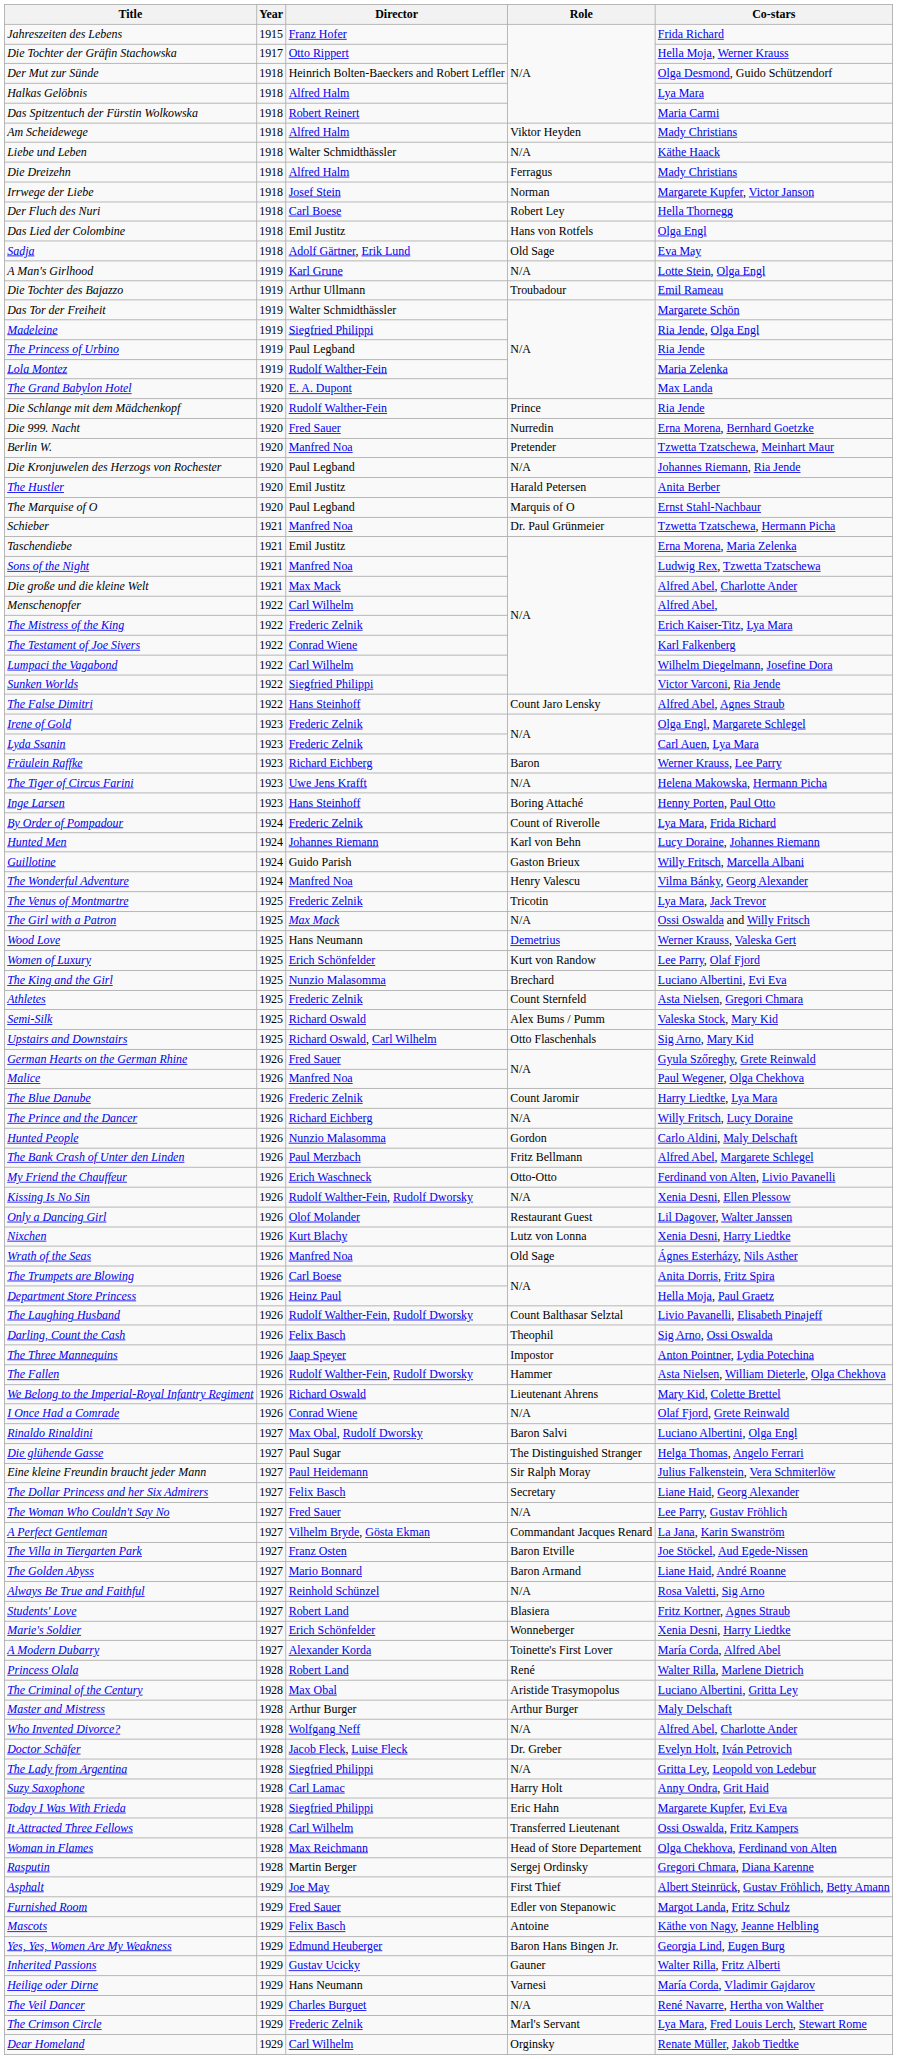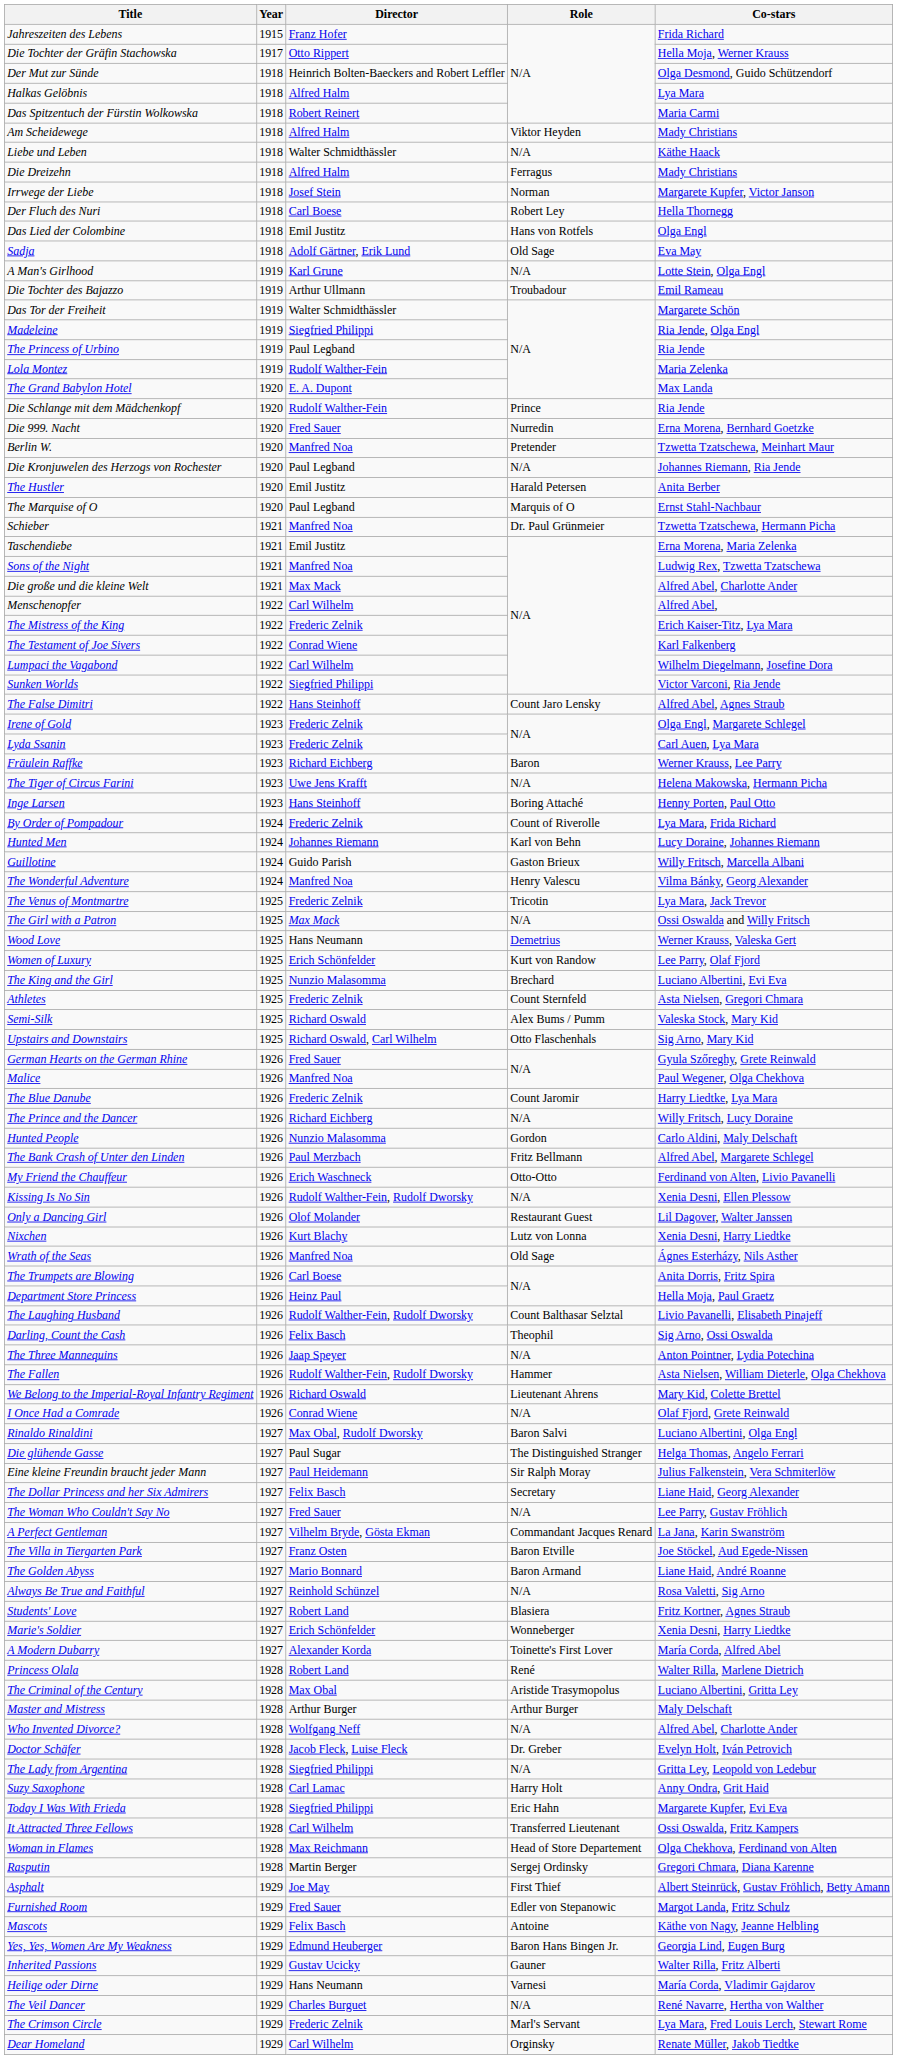(532, 1355) Impostor -> (521, 1355) N/A
